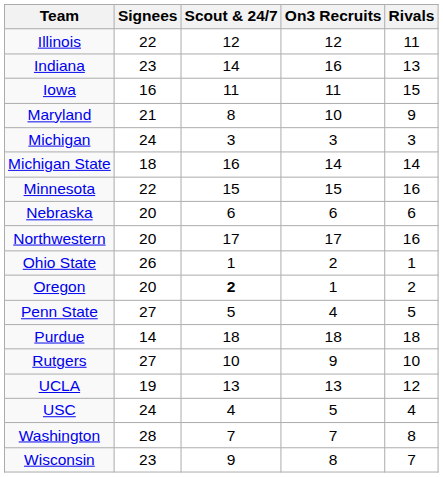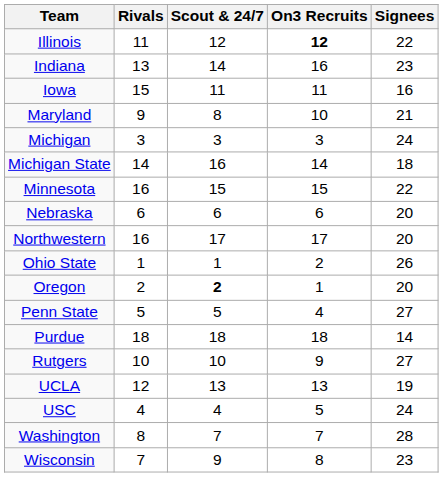columns swapped: (411, 16) <-> (148, 16)
(333, 41) normal -> (319, 41) bold
